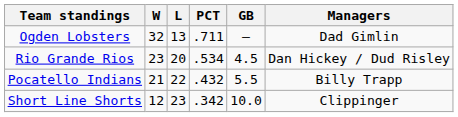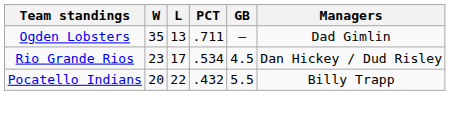(156, 37) 32 -> (156, 37) 35
(178, 58) 20 -> (178, 58) 17
(156, 79) 21 -> (156, 79) 20
- row: (75, 101)
